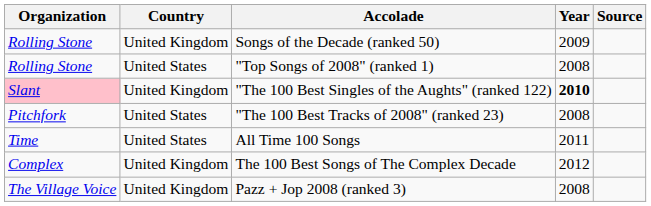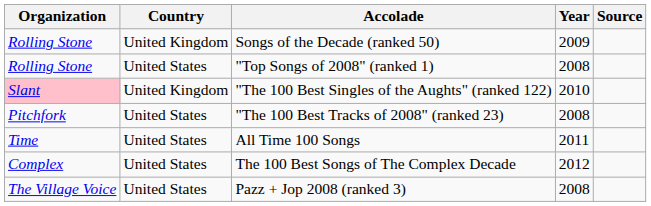(574, 90) bold -> (574, 90) normal
(176, 164) United Kingdom -> (165, 164) United States
(176, 189) United Kingdom -> (165, 189) United States
